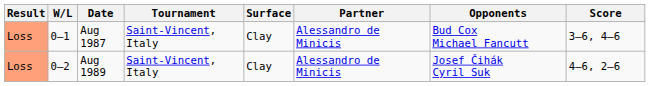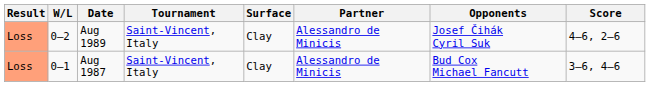rows swapped: (93, 37) <-> (93, 66)
